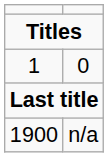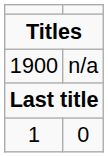rows swapped: (34, 65) <-> (34, 134)
